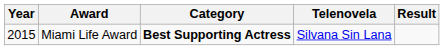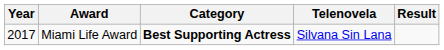(21, 34) 2015 -> (21, 34) 2017
